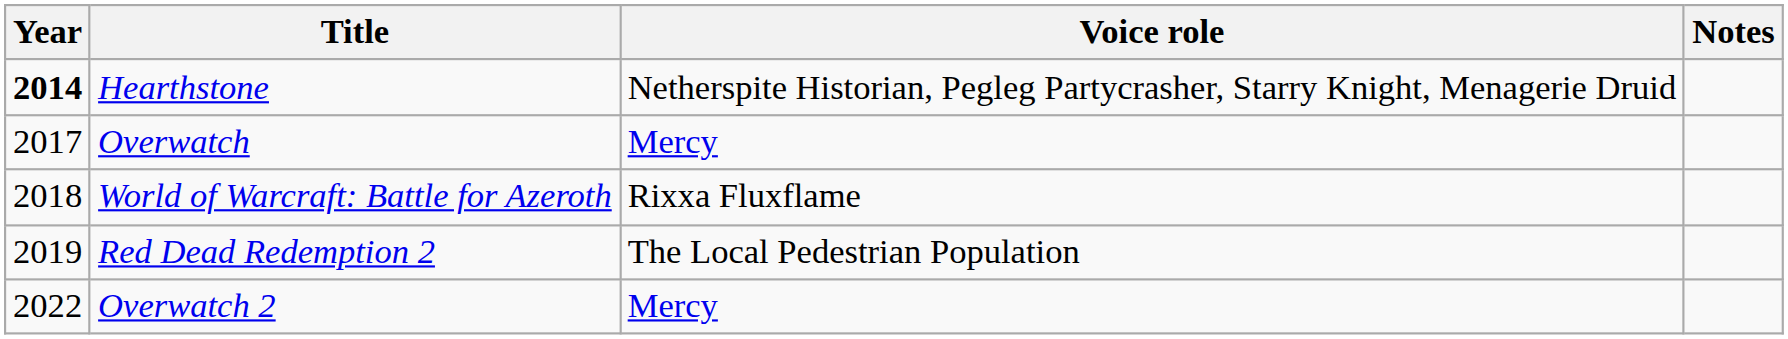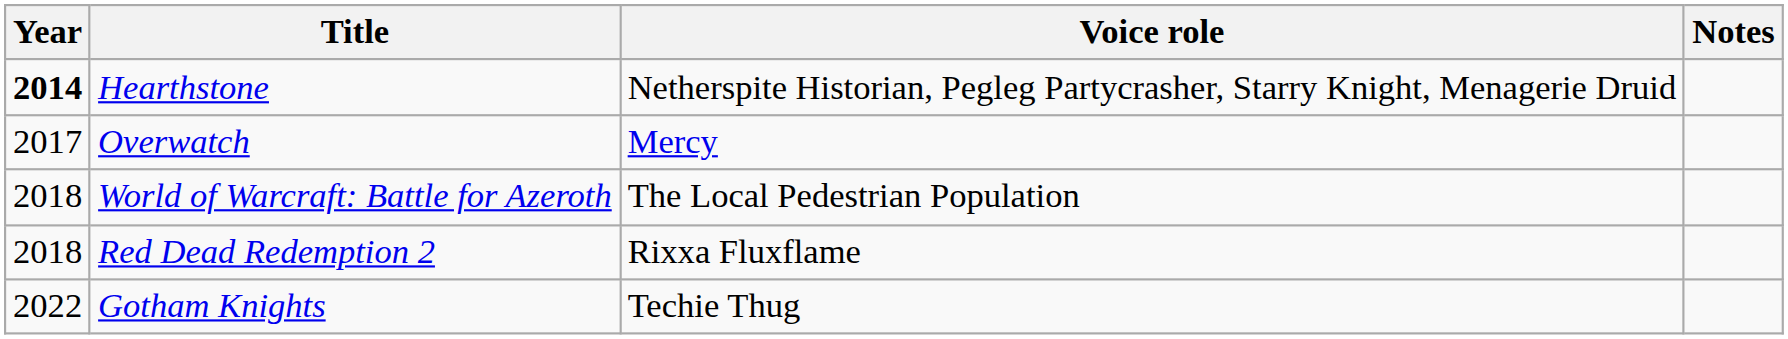(744, 196) Rixxa Fluxflame -> (854, 196) The Local Pedestrian Population
(48, 251) 2019 -> (48, 251) 2018
(854, 251) The Local Pedestrian Population -> (744, 251) Rixxa Fluxflame
- row: (187, 305)
+ row: (212, 305)
